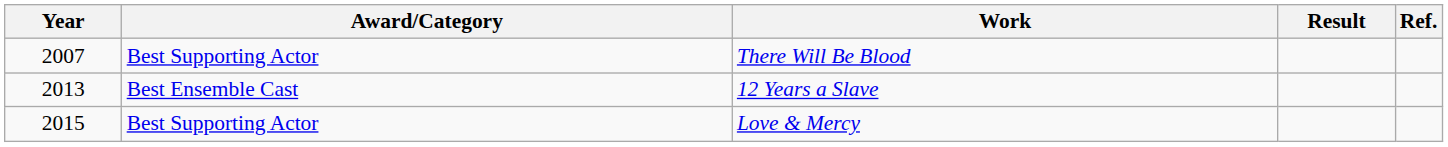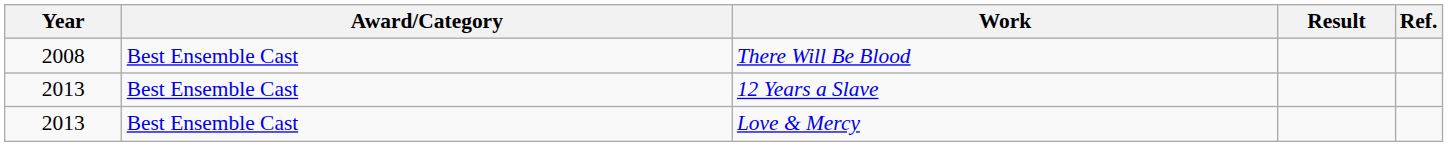(63, 55) 2007 -> (63, 55) 2008
(223, 55) Best Supporting Actor -> (212, 55) Best Ensemble Cast
(63, 123) 2015 -> (63, 123) 2013
(223, 123) Best Supporting Actor -> (212, 123) Best Ensemble Cast
